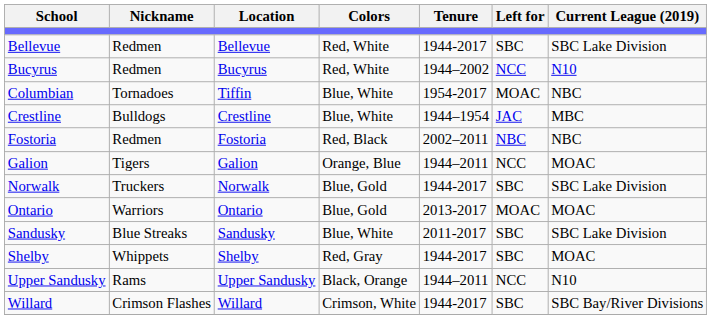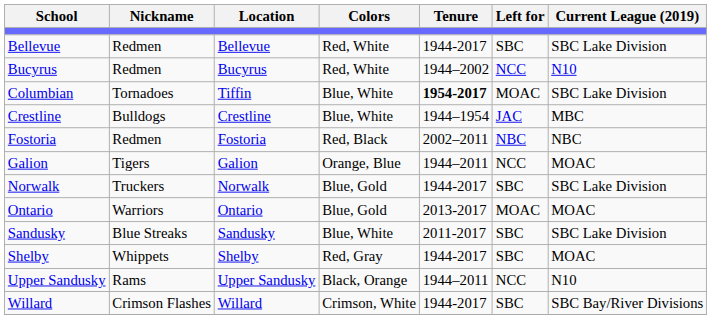(455, 92) normal -> (455, 92) bold
(566, 92) NBC -> (609, 92) SBC Lake Division
